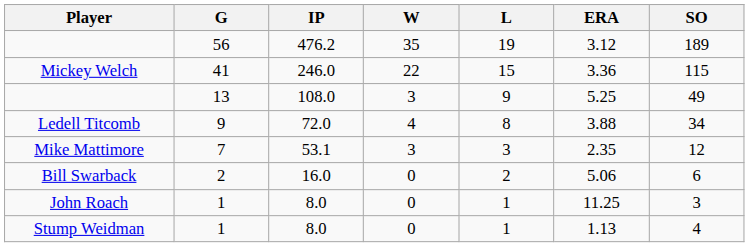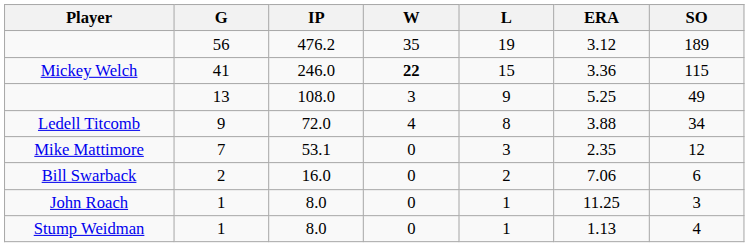(411, 70) normal -> (411, 70) bold
(411, 149) 3 -> (411, 149) 0
(602, 176) 5.06 -> (602, 176) 7.06
